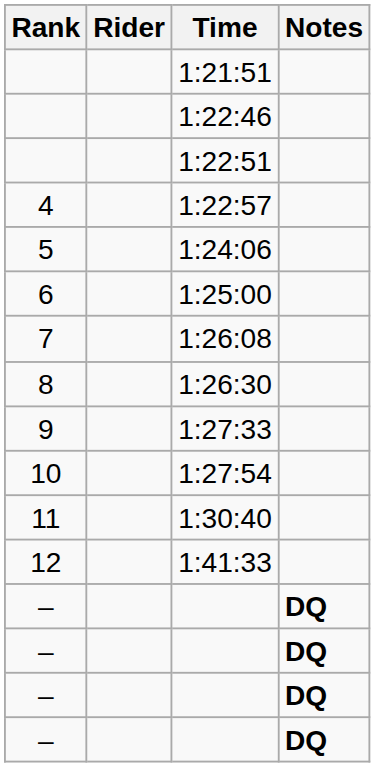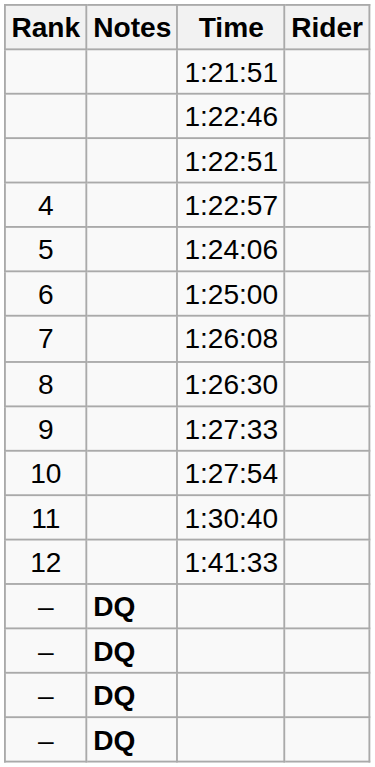columns swapped: (129, 27) <-> (324, 27)
